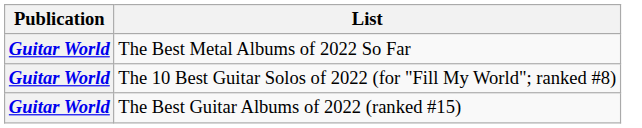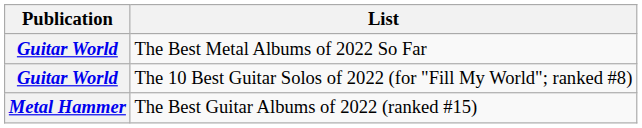(59, 107) Guitar World -> (67, 107) Metal Hammer
